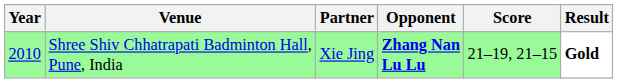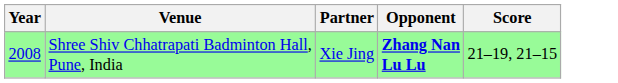- column: (587, 18)
(25, 54) 2010 -> (25, 54) 2008
